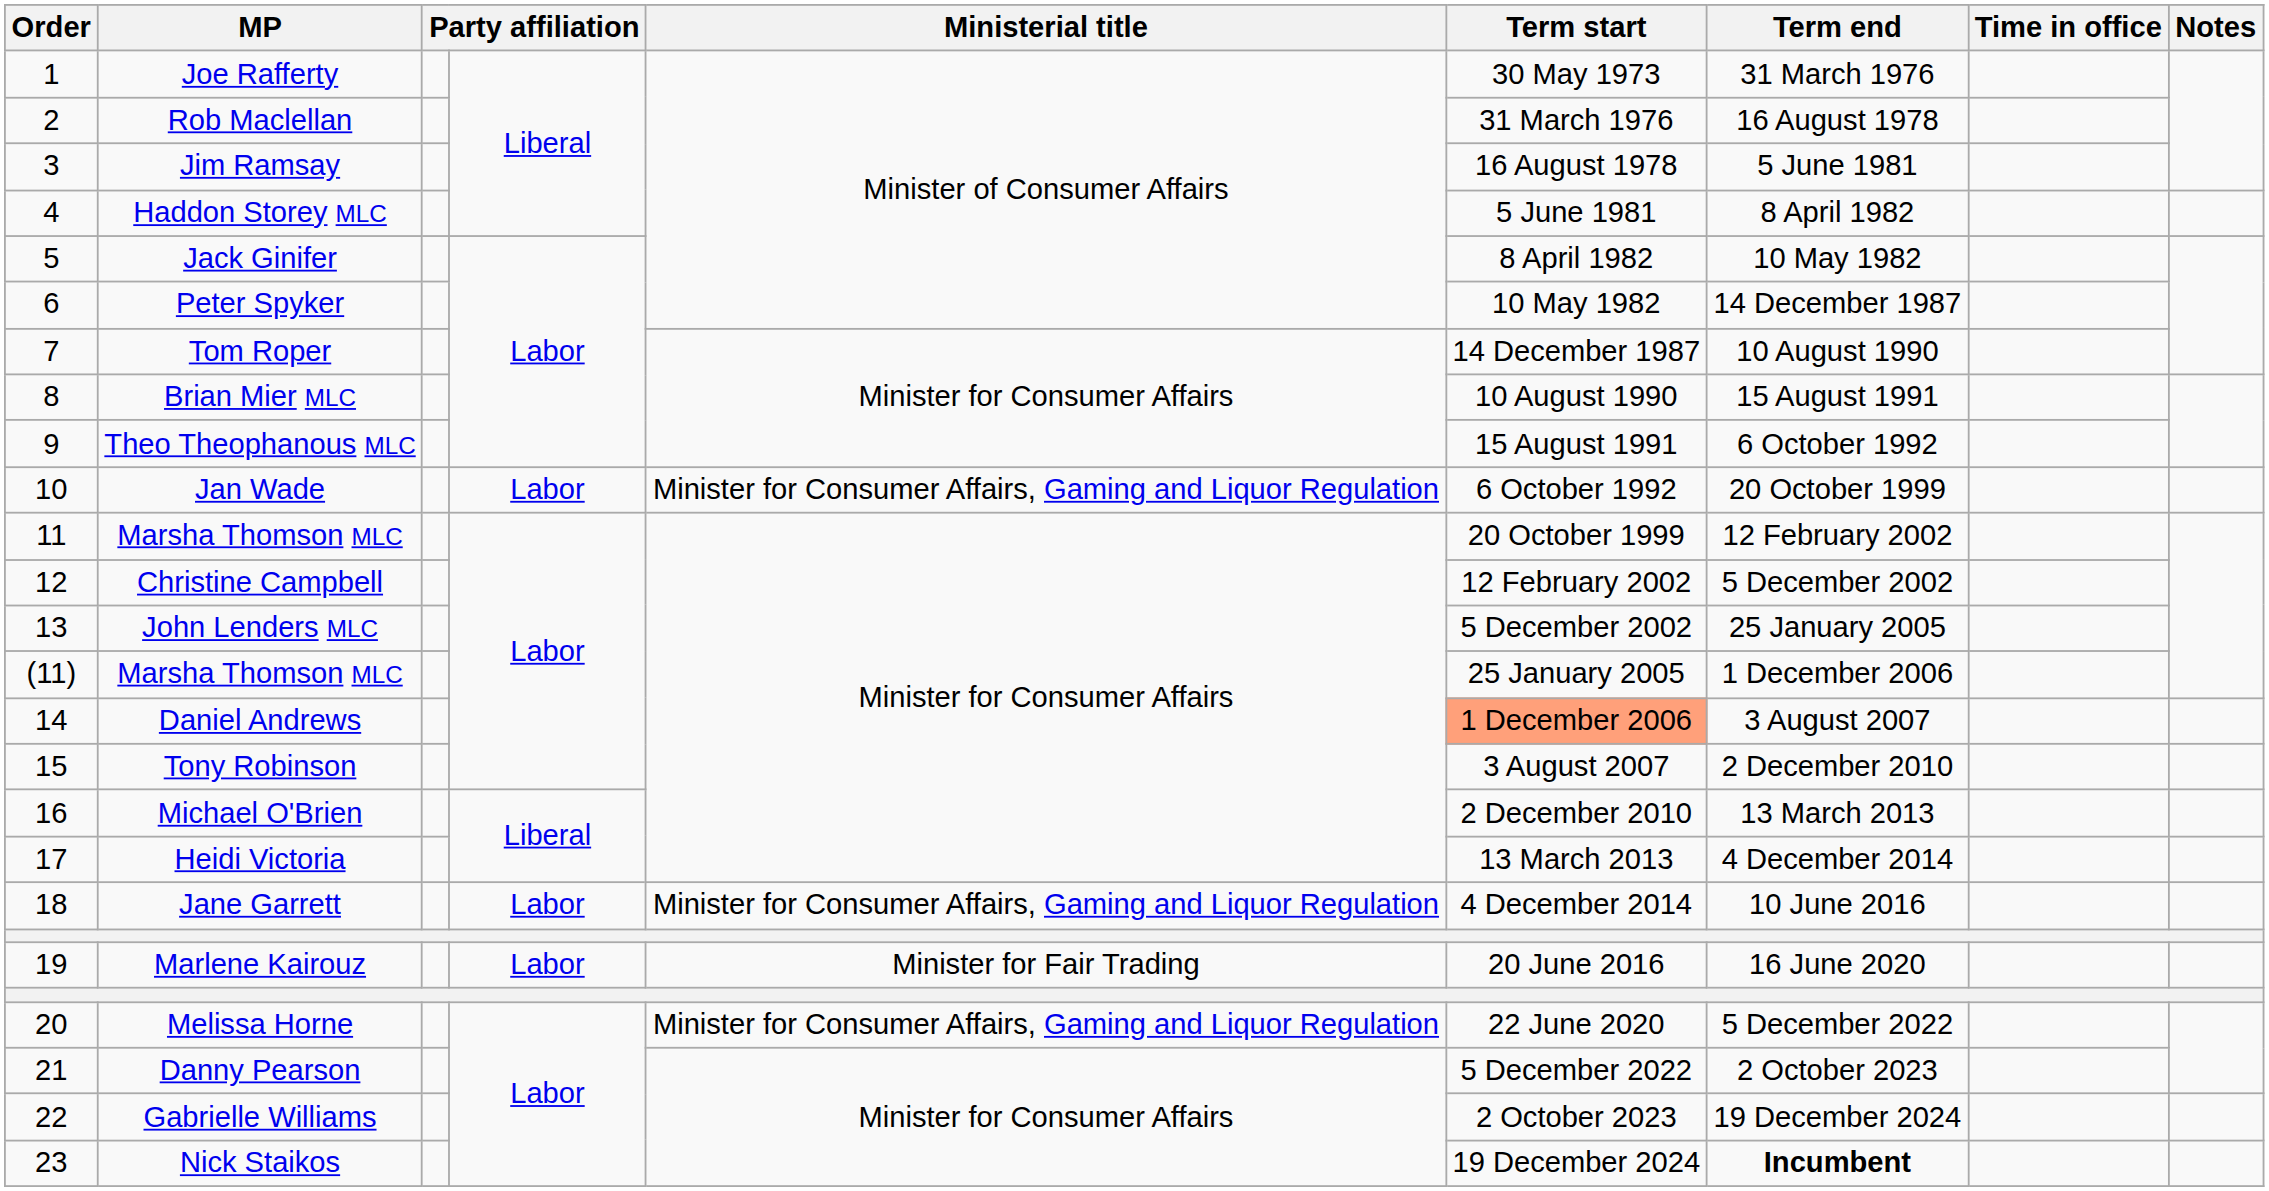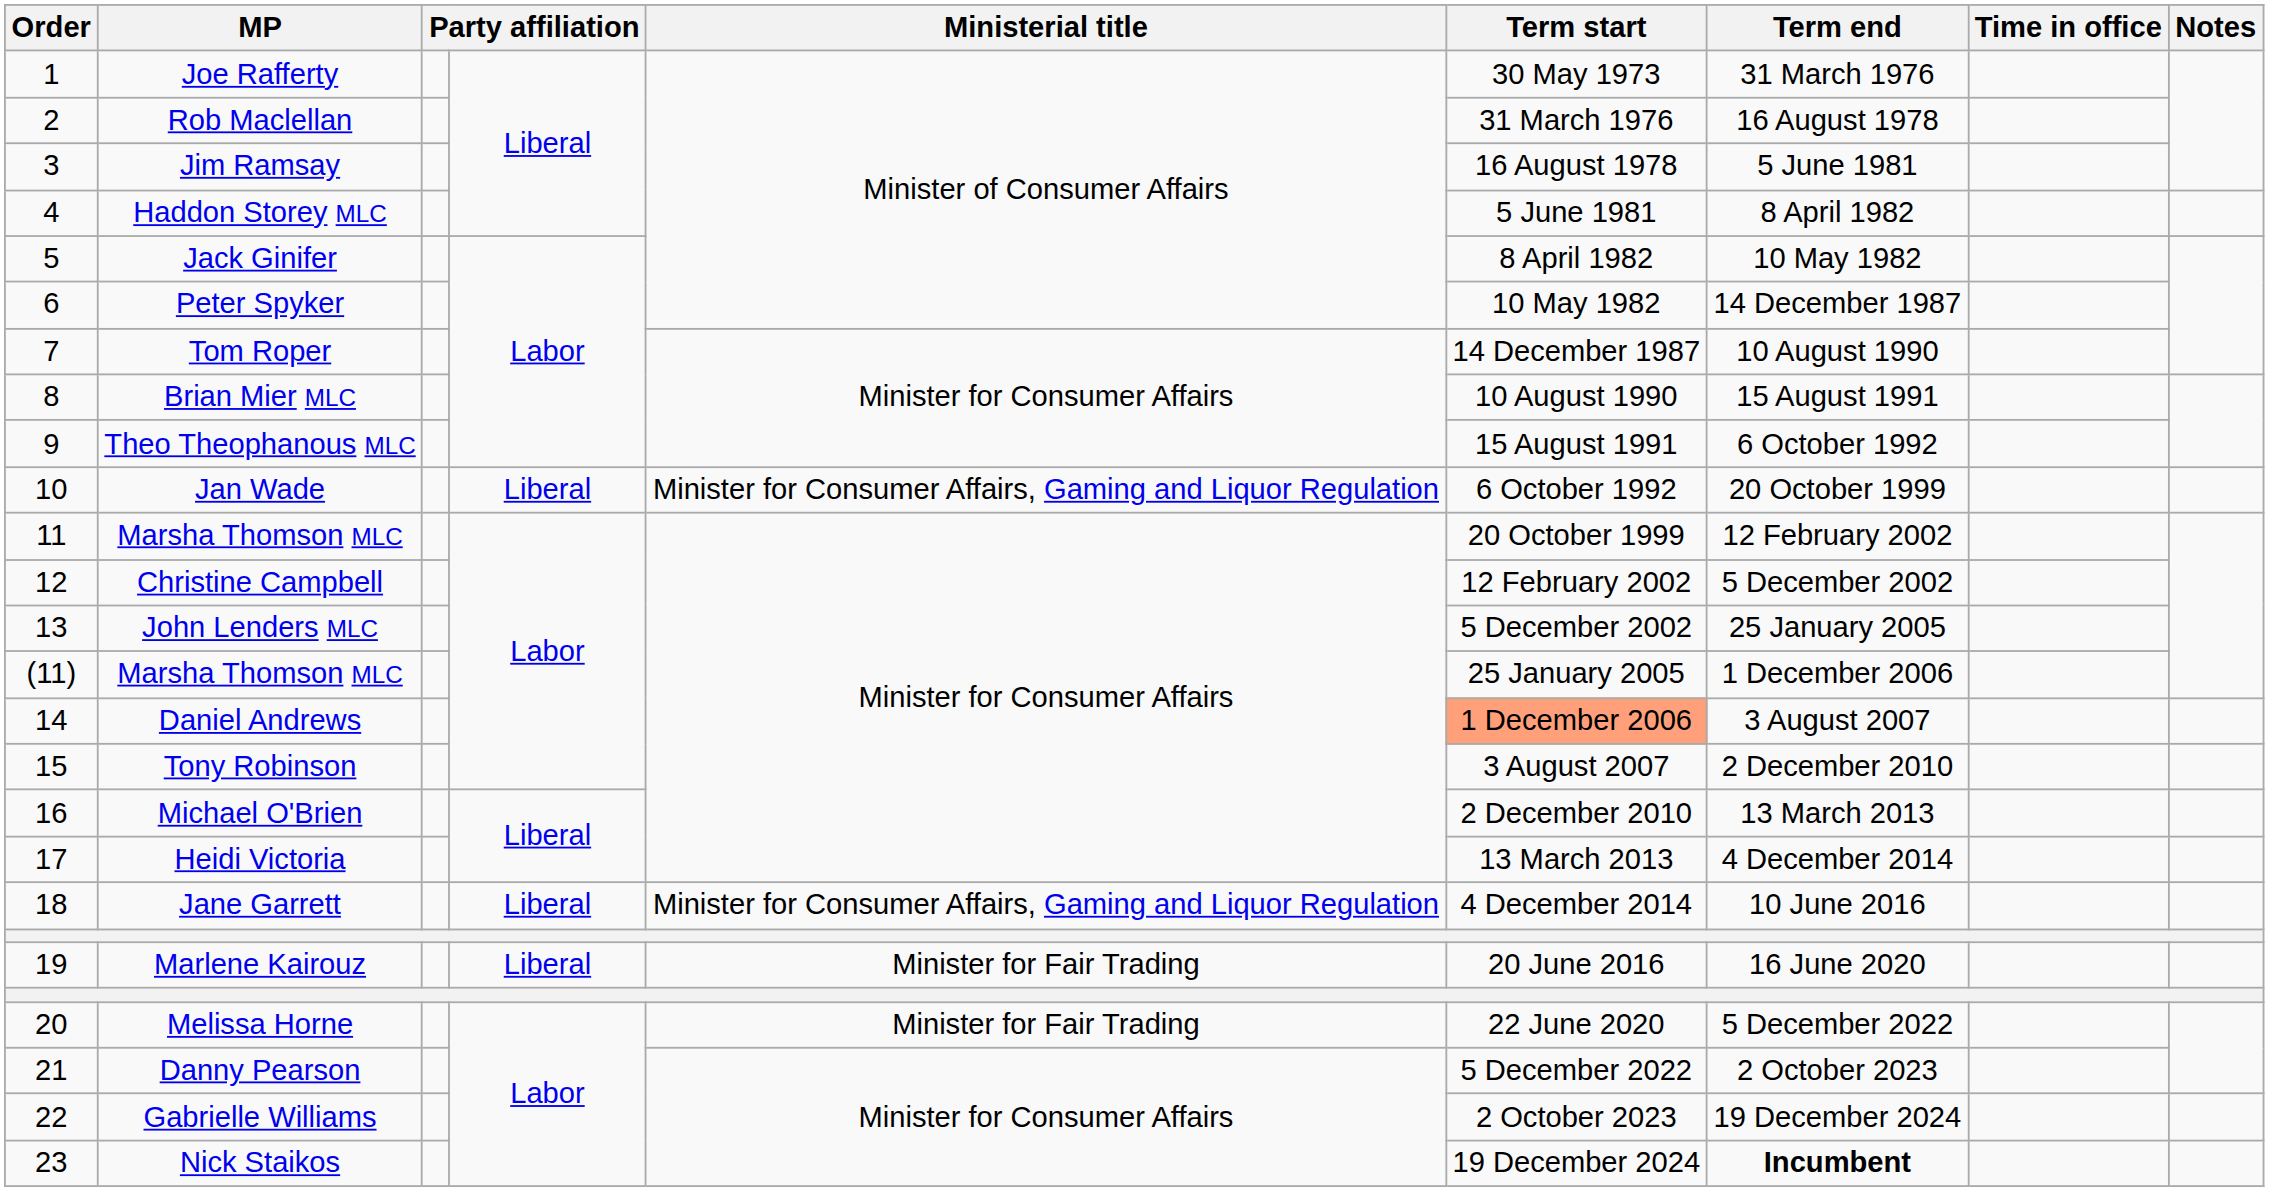(547, 489) Labor -> (547, 489) Liberal
(547, 905) Labor -> (547, 905) Liberal
(547, 964) Labor -> (547, 964) Liberal
(1046, 1024) Minister for Consumer Affairs, Gaming and Liquor Regulation -> (1046, 1024) Minister for Fair Trading
